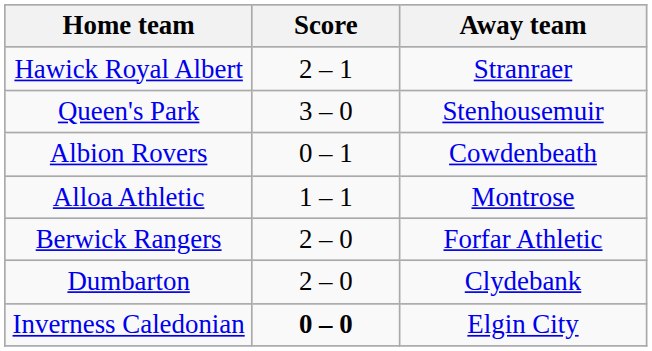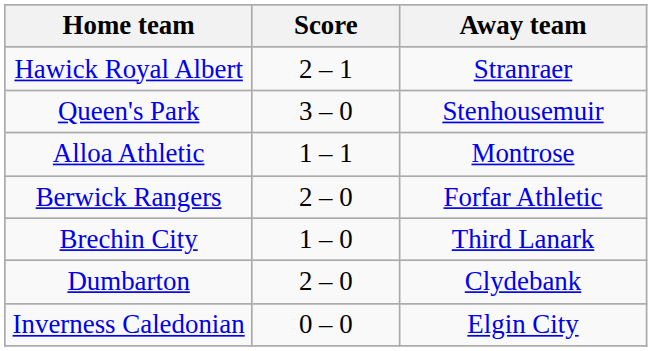- row: (129, 153)
+ row: (129, 238)
(326, 324) bold -> (326, 324) normal
